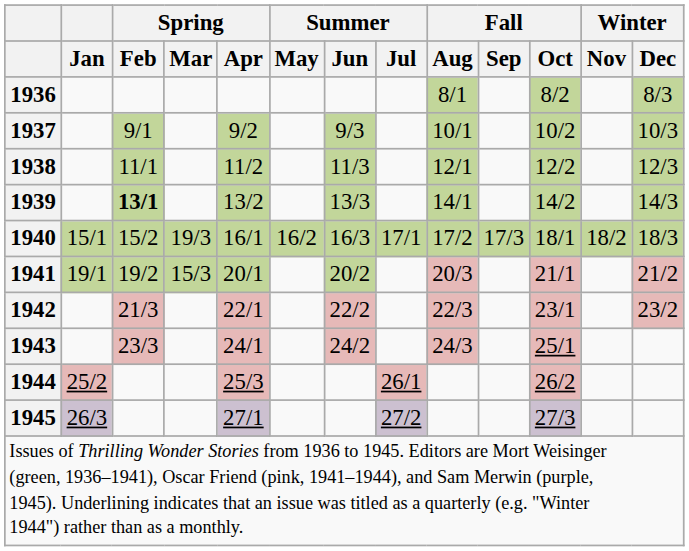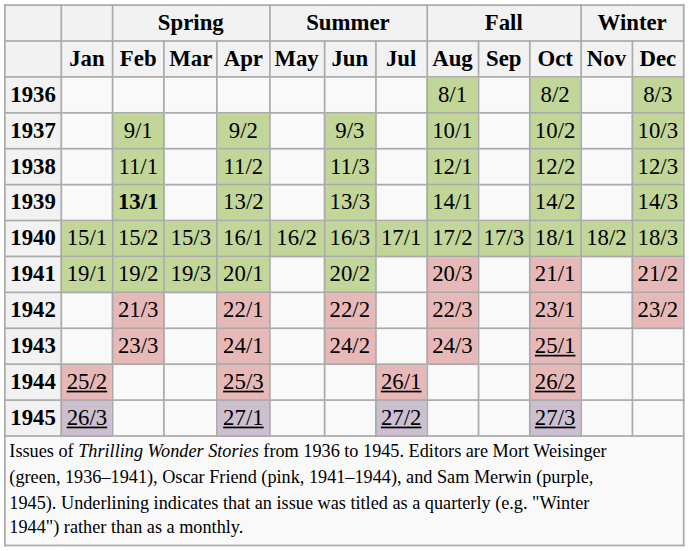(191, 237) 19/3 -> (191, 237) 15/3
(191, 273) 15/3 -> (191, 273) 19/3
